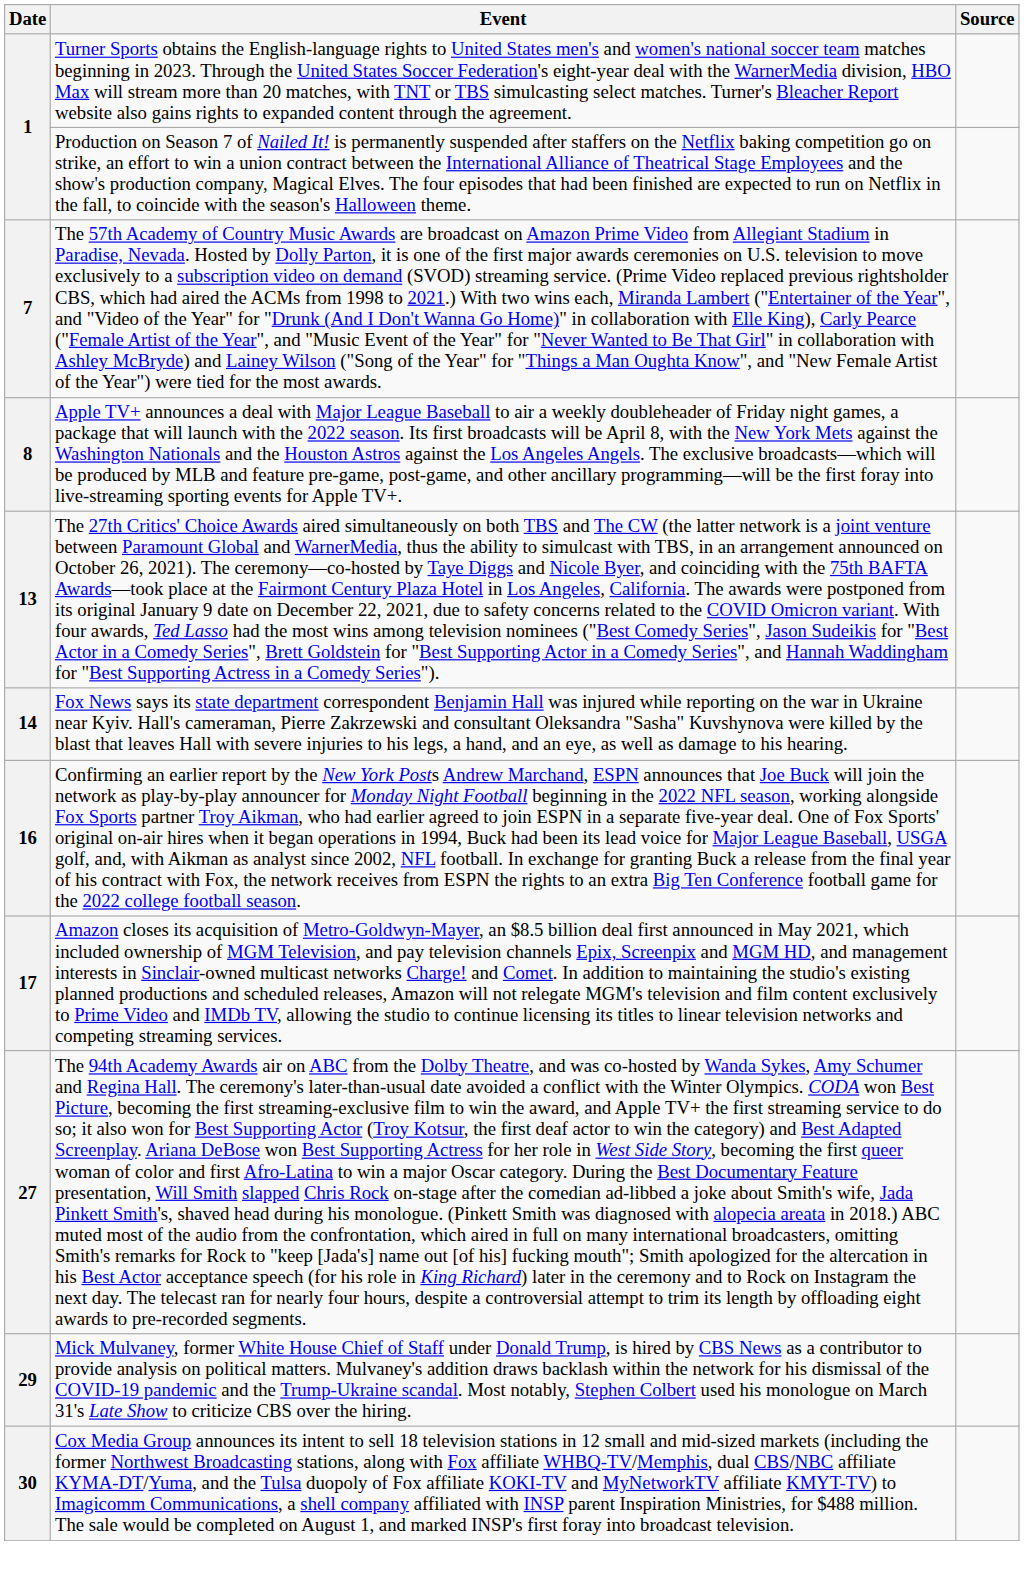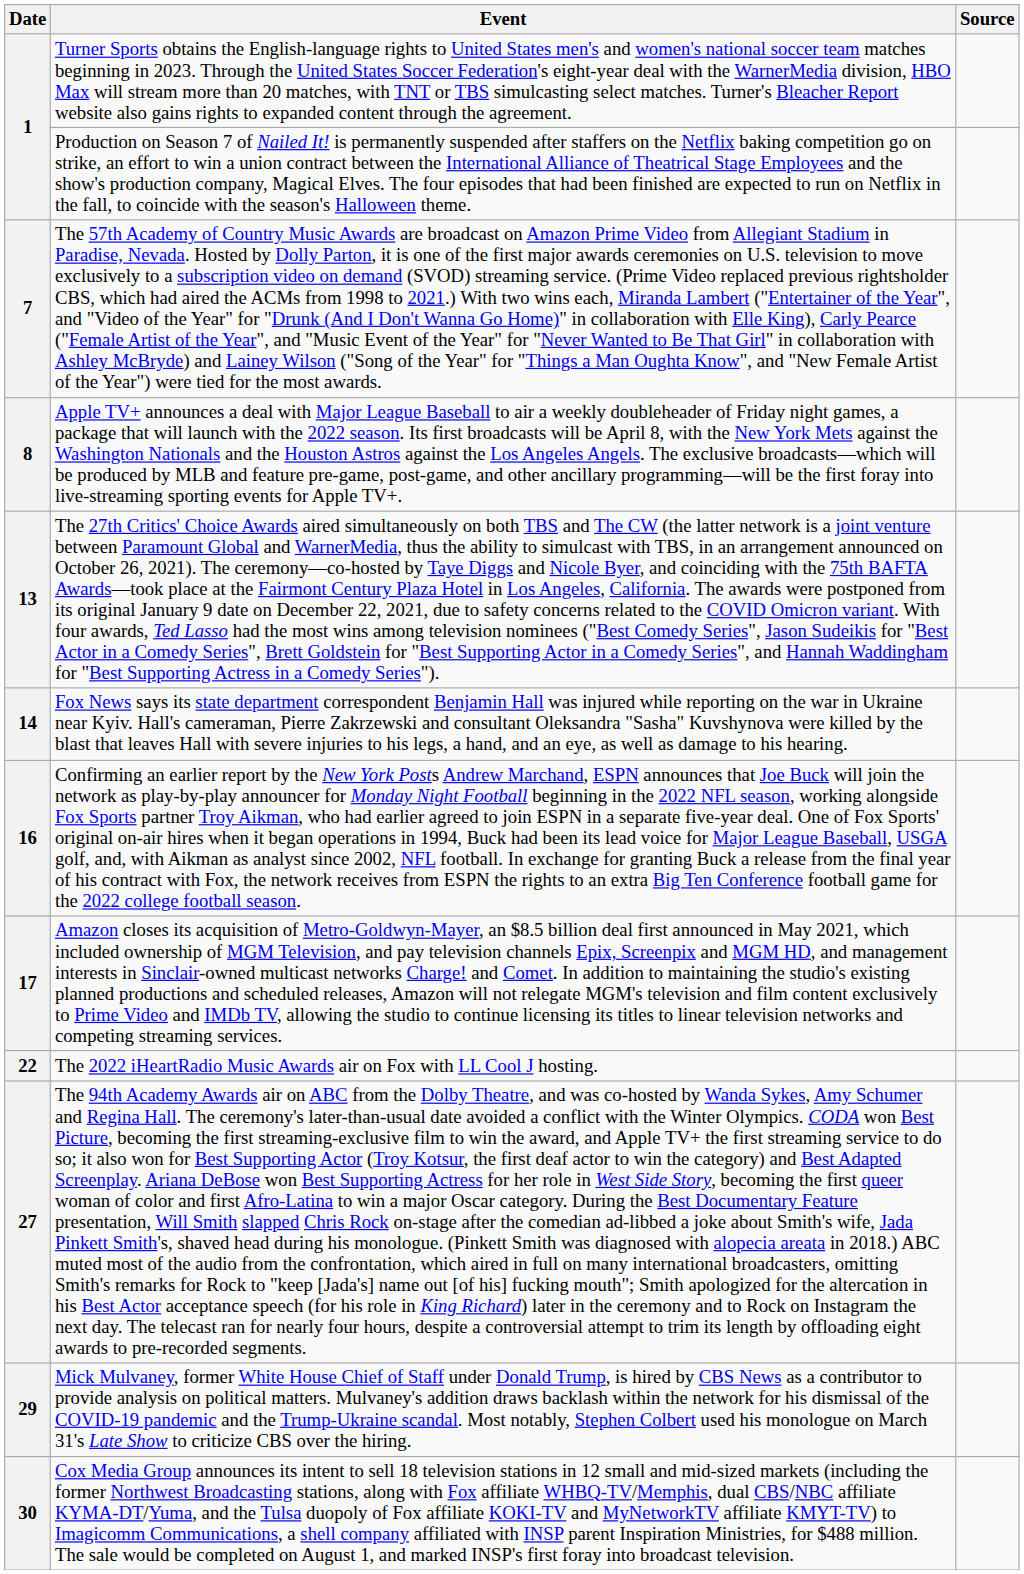+ row: (28, 1065)
